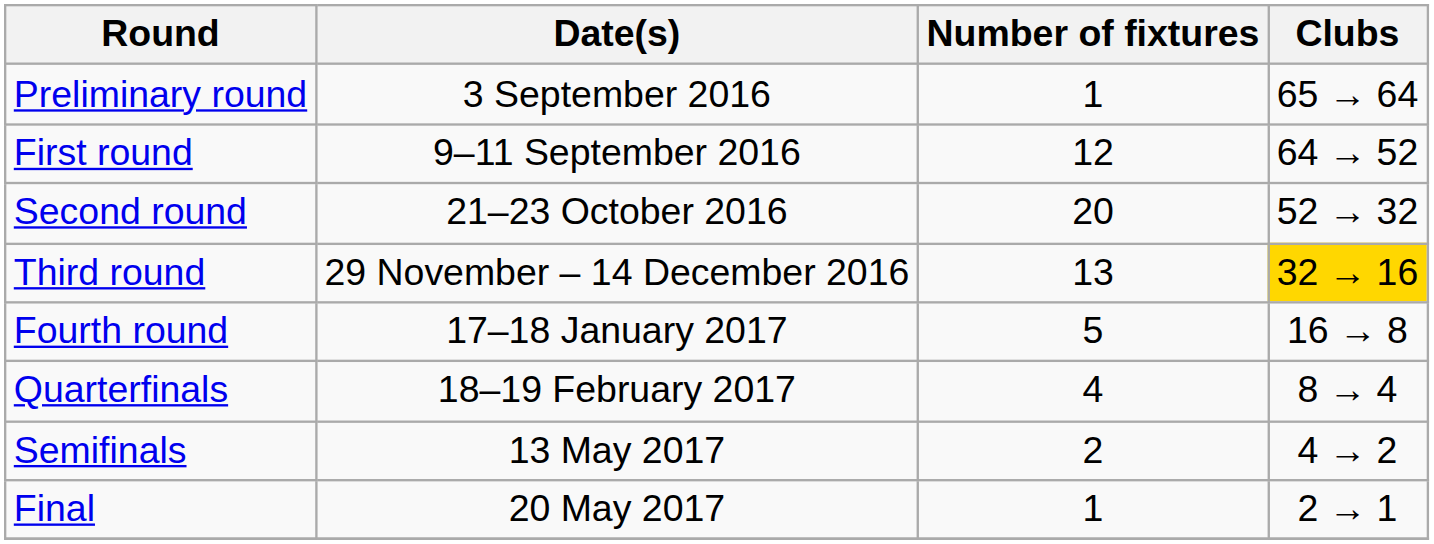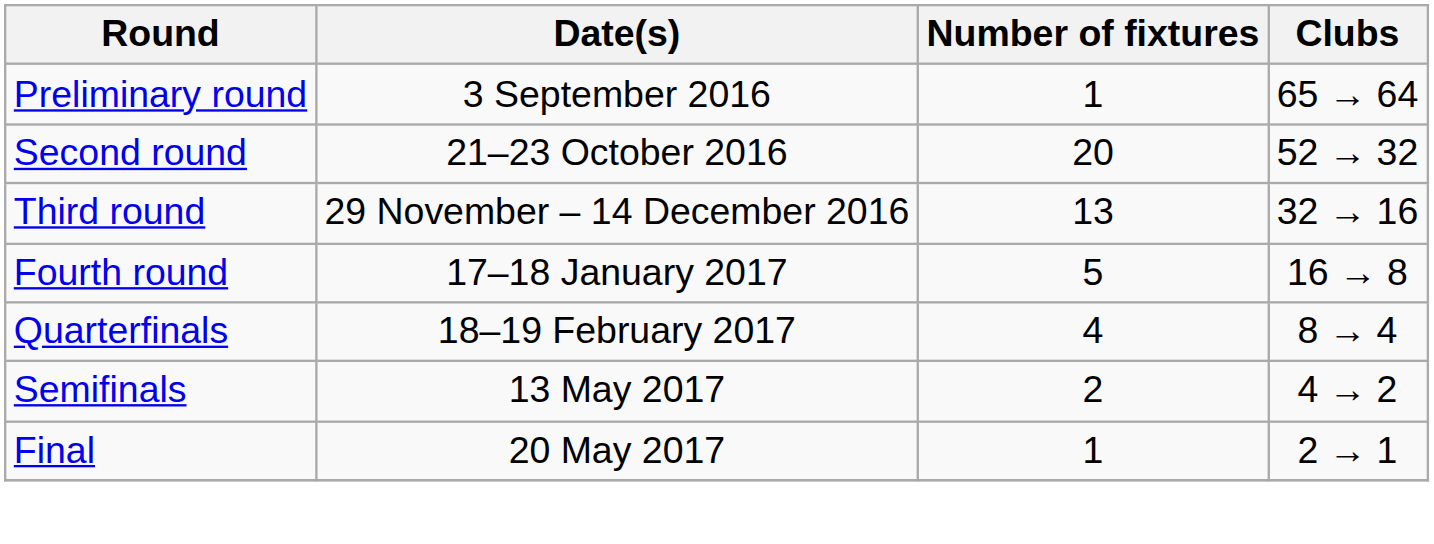- row: (103, 152)
(1347, 271) gold background -> (1347, 212) no background
